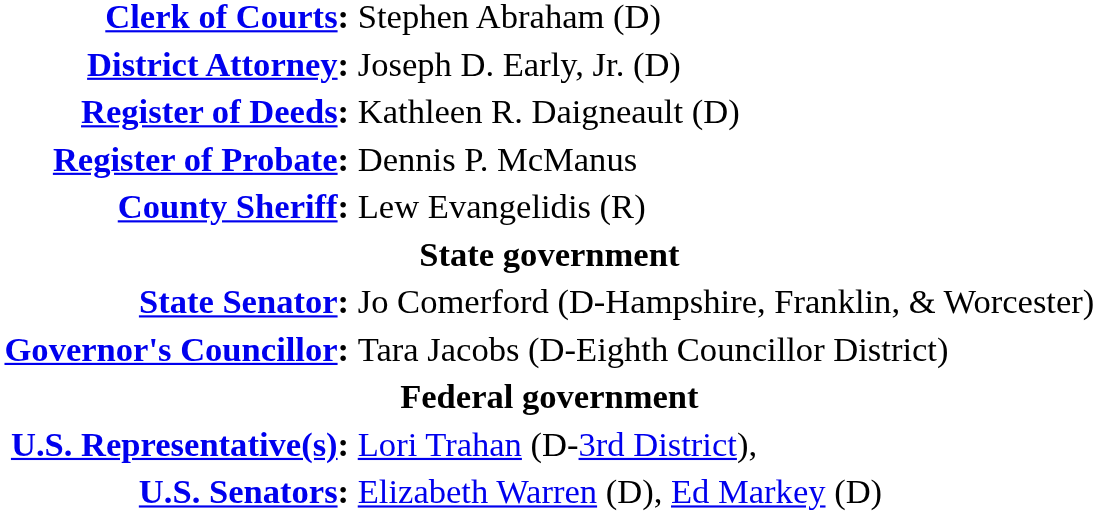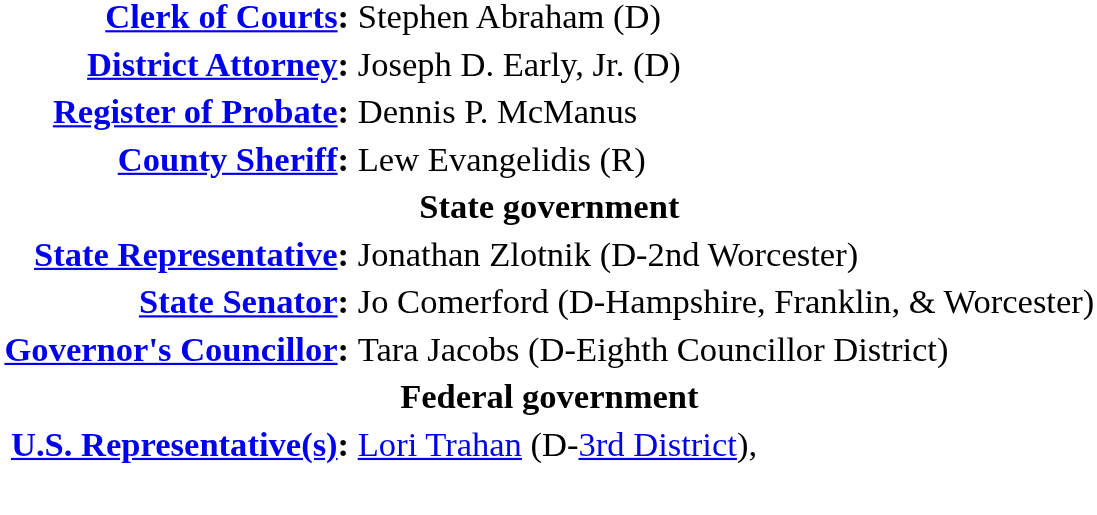- row: (215, 111)
+ row: (192, 254)
- row: (244, 491)
